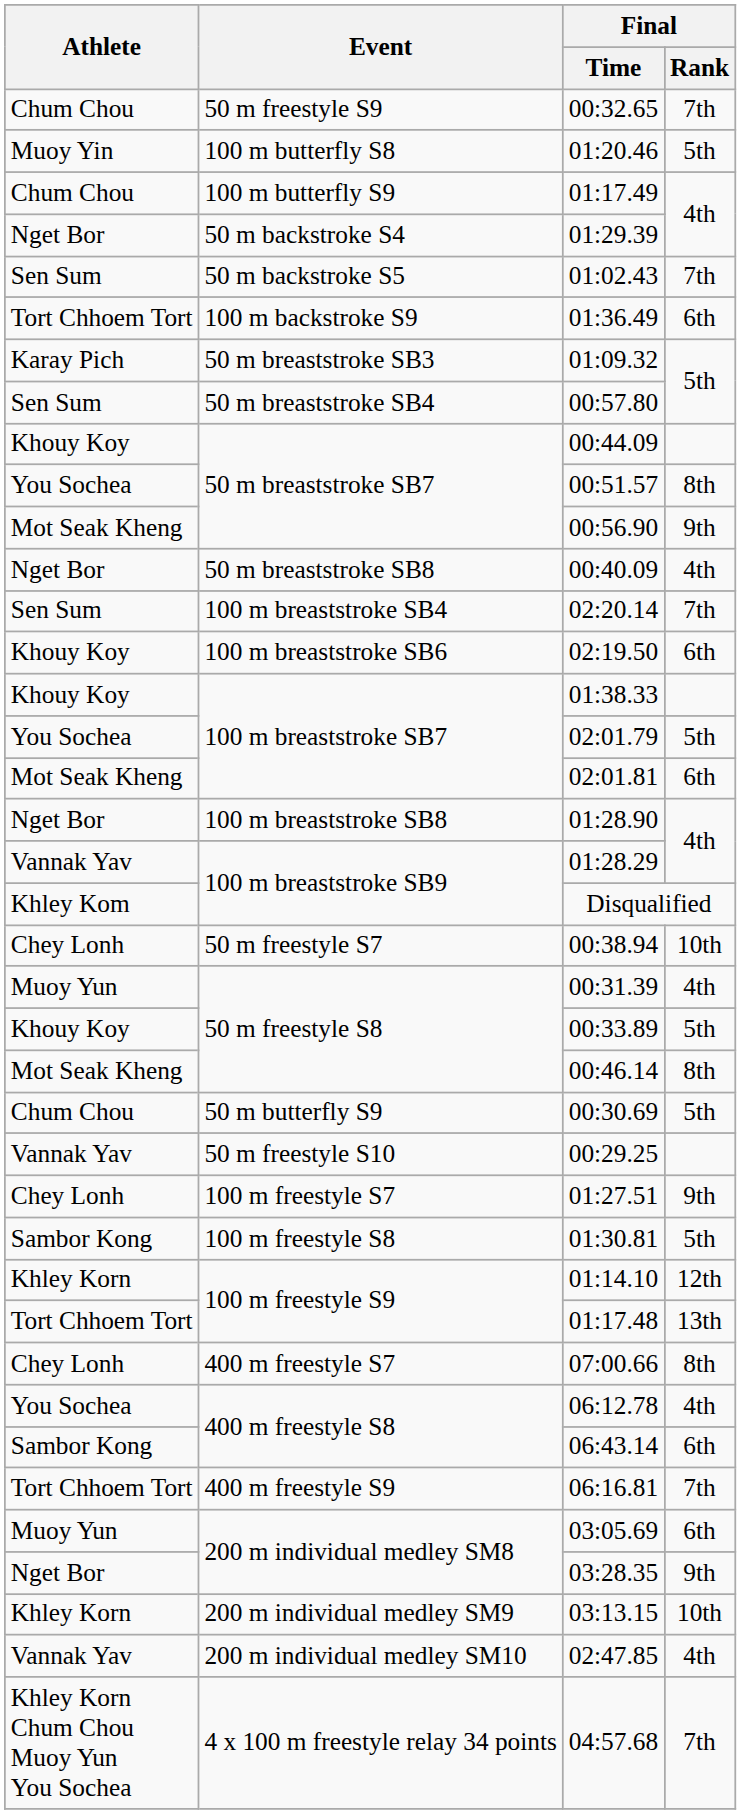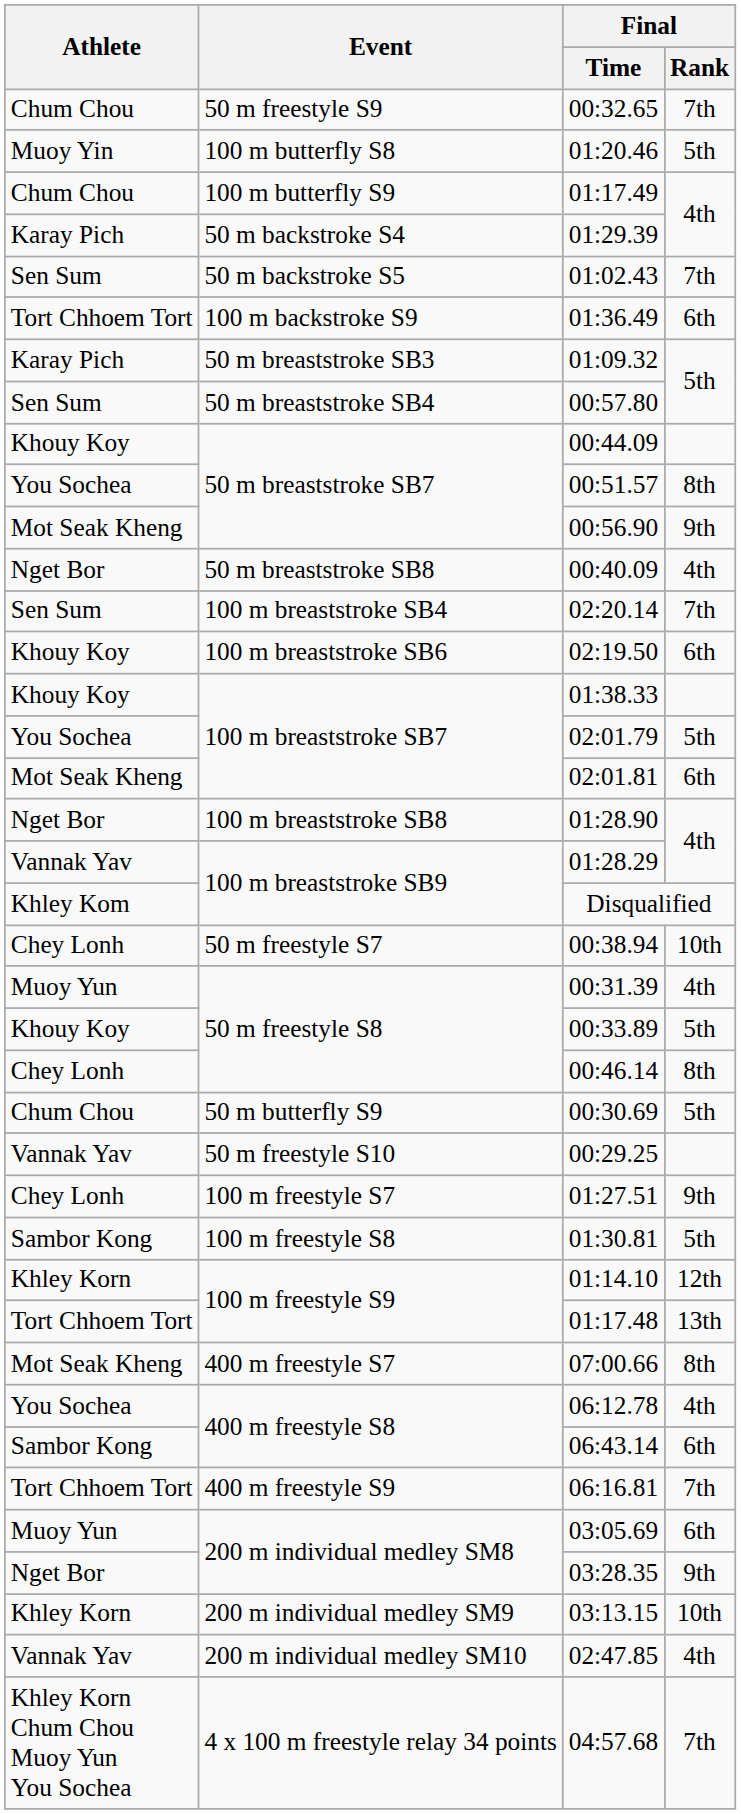(58, 234) Nget Bor -> (67, 234) Karay Pich
(97, 1070) Mot Seak Kheng -> (67, 1070) Chey Lonh
(67, 1363) Chey Lonh -> (97, 1363) Mot Seak Kheng
